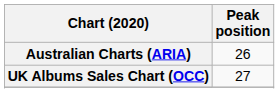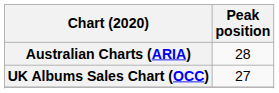(243, 53) 26 -> (243, 53) 28
